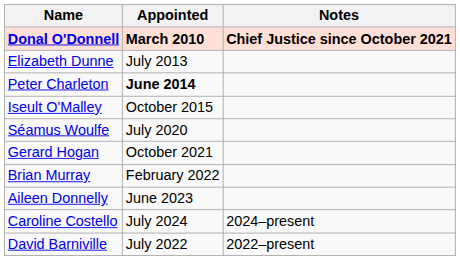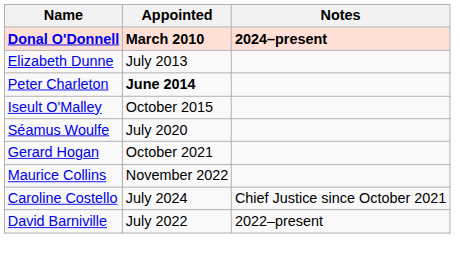(339, 38) Chief Justice since October 2021 -> (281, 38) 2024–present
- row: (49, 175)
+ row: (57, 175)
- row: (58, 198)
(270, 221) 2024–present -> (341, 198) Chief Justice since October 2021
